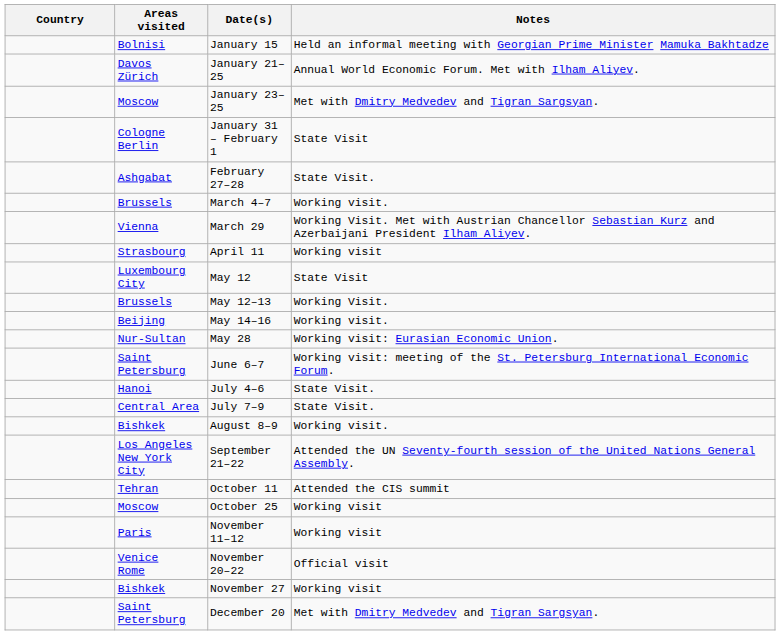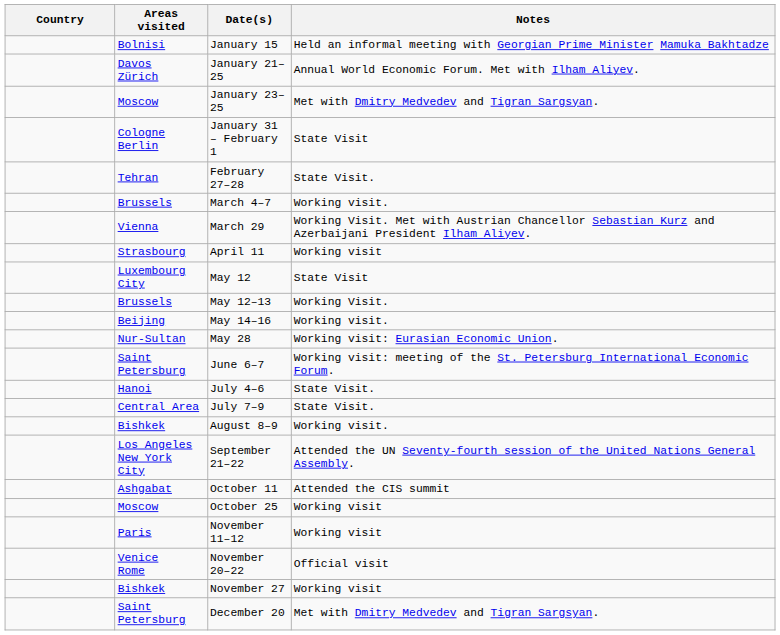(145, 178) Ashgabat -> (138, 178) Tehran
(138, 489) Tehran -> (145, 489) Ashgabat
